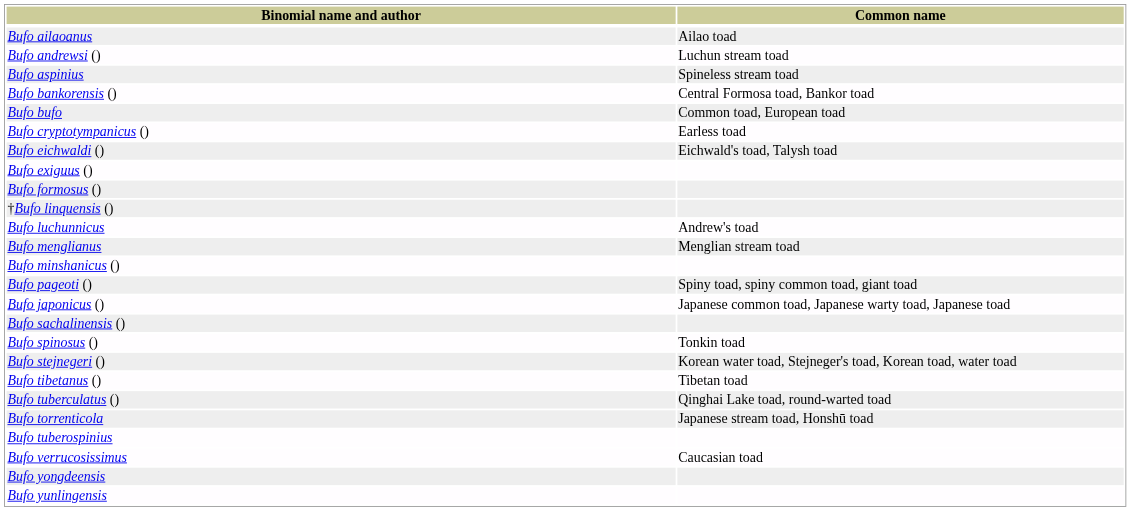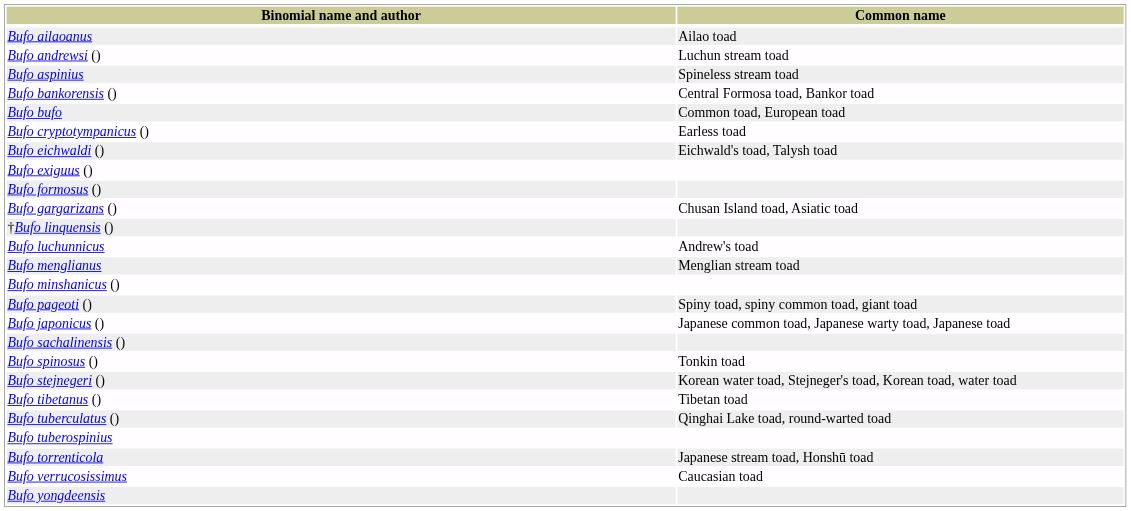+ row: (62, 208)
rows swapped: (60, 438) <-> (55, 419)
- row: (57, 495)
